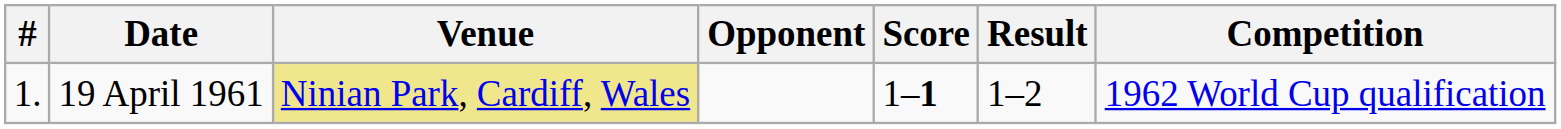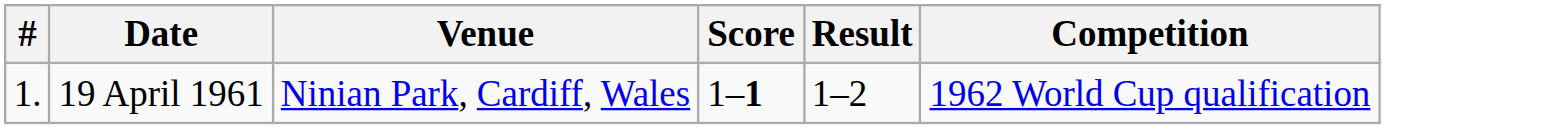- column: (786, 33)
(485, 92) khaki background -> (485, 92) no background
